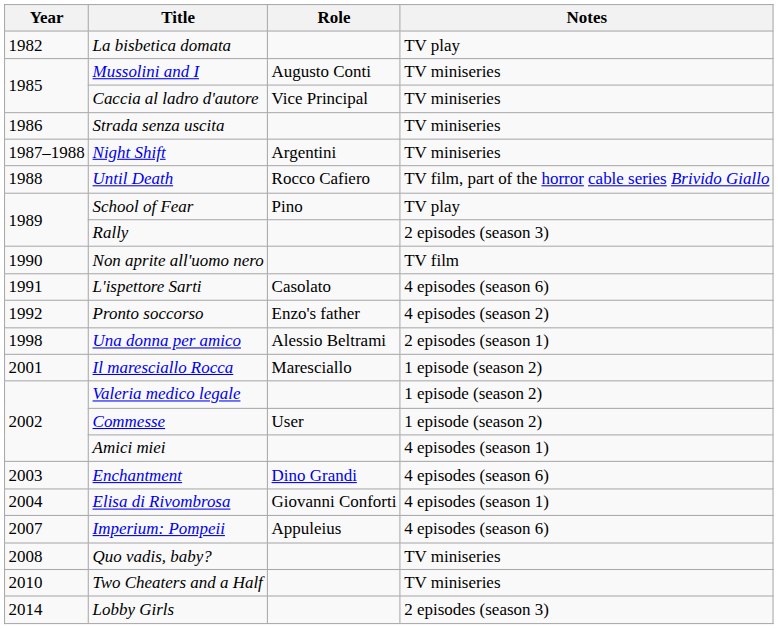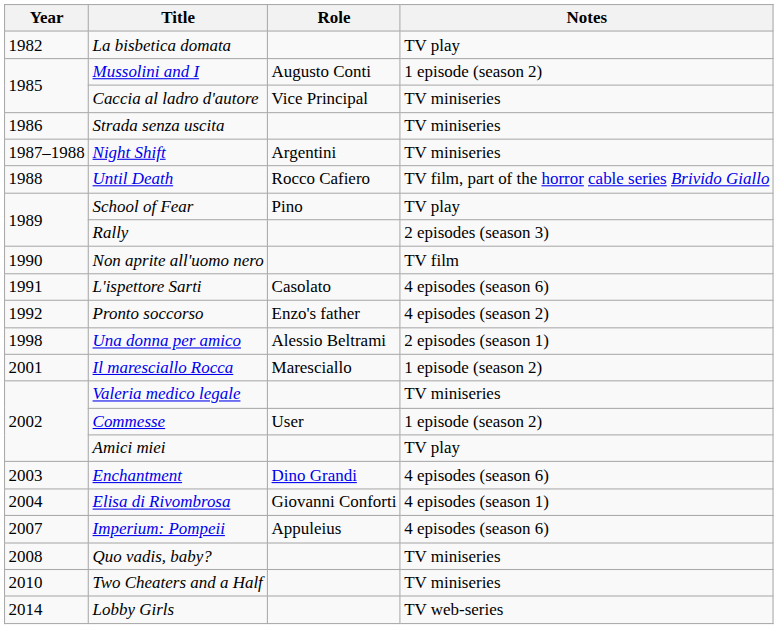(452, 71) TV miniseries -> (473, 71) 1 episode (season 2)
(473, 394) 1 episode (season 2) -> (452, 394) TV miniseries
(477, 448) 4 episodes (season 1) -> (432, 448) TV play
(477, 609) 2 episodes (season 3) -> (454, 609) TV web-series
